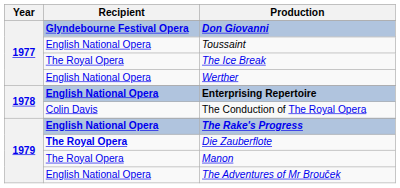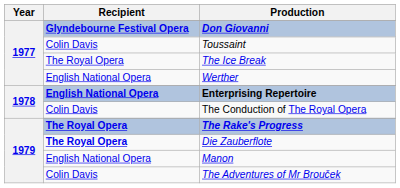(98, 45) English National Opera -> (72, 45) Colin Davis
(102, 126) English National Opera -> (86, 126) The Royal Opera
(85, 158) The Royal Opera -> (98, 158) English National Opera
(98, 175) English National Opera -> (72, 175) Colin Davis
